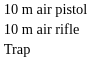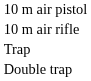+ row: (38, 69)
